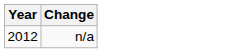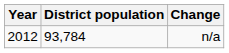+ column: (104, 15)
